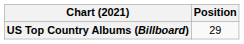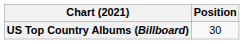(215, 30) 29 -> (215, 30) 30
